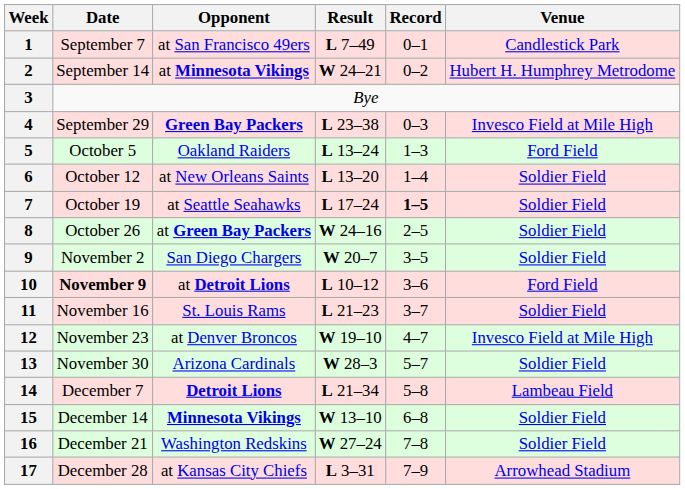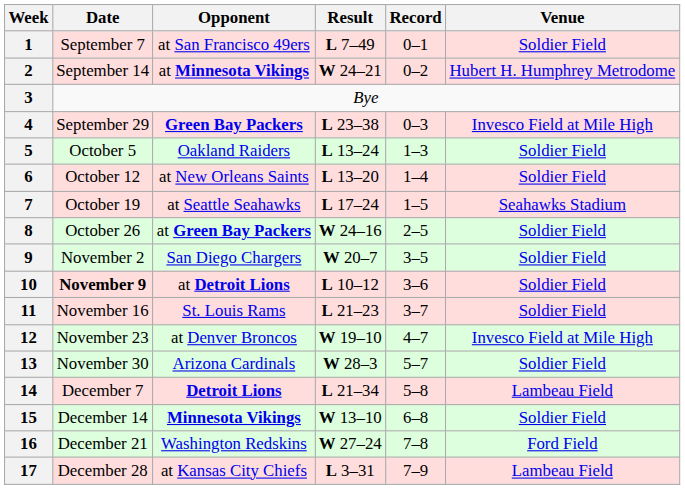(562, 44) Candlestick Park -> (562, 44) Soldier Field
(562, 151) Ford Field -> (562, 151) Soldier Field
(416, 204) bold -> (416, 204) normal
(562, 204) Soldier Field -> (562, 204) Seahawks Stadium
(562, 284) Ford Field -> (562, 284) Soldier Field
(562, 444) Soldier Field -> (562, 444) Ford Field
(562, 470) Arrowhead Stadium -> (562, 470) Lambeau Field
